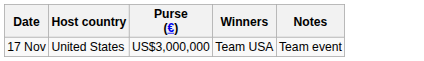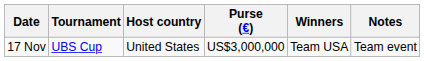+ column: (86, 21)
